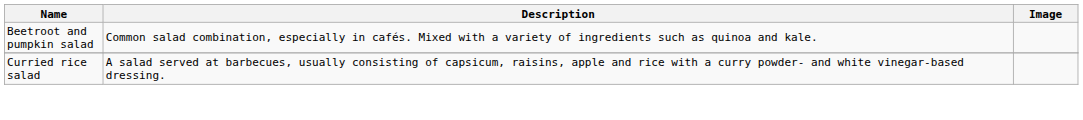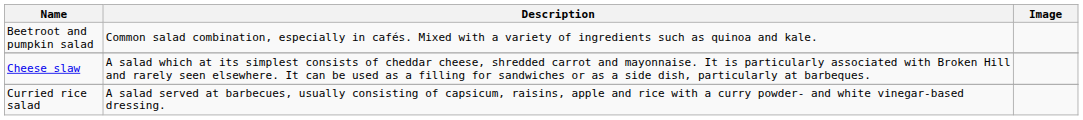+ row: (44, 69)
